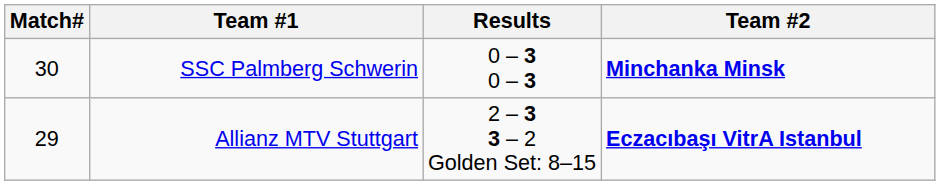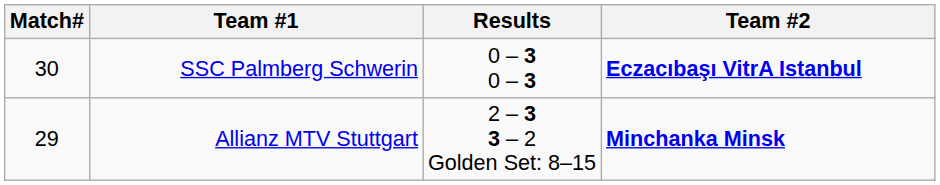(696, 68) Minchanka Minsk -> (734, 68) Eczacıbaşı VitrA Istanbul
(734, 138) Eczacıbaşı VitrA Istanbul -> (696, 138) Minchanka Minsk
